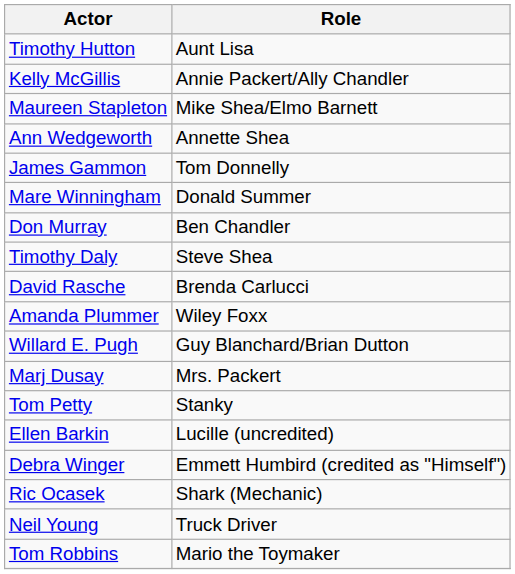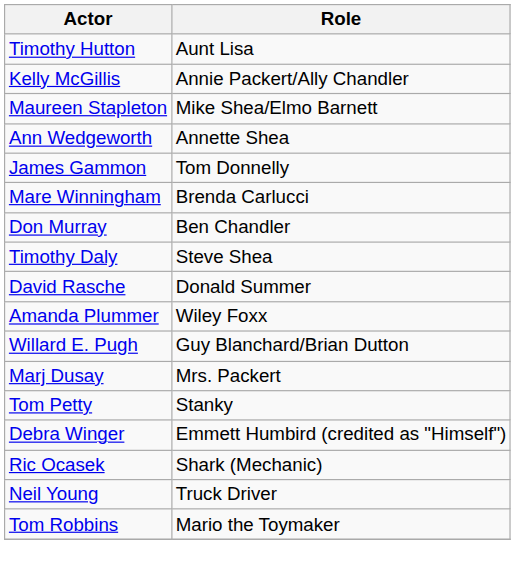(243, 197) Donald Summer -> (242, 197) Brenda Carlucci
(242, 286) Brenda Carlucci -> (243, 286) Donald Summer
- row: (59, 434)
